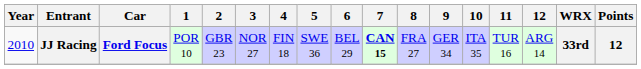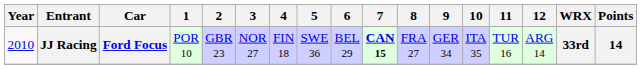(616, 45) 12 -> (616, 45) 14
